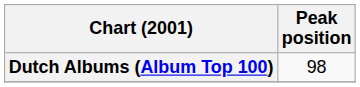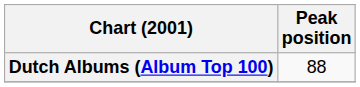(317, 67) 98 -> (317, 67) 88
